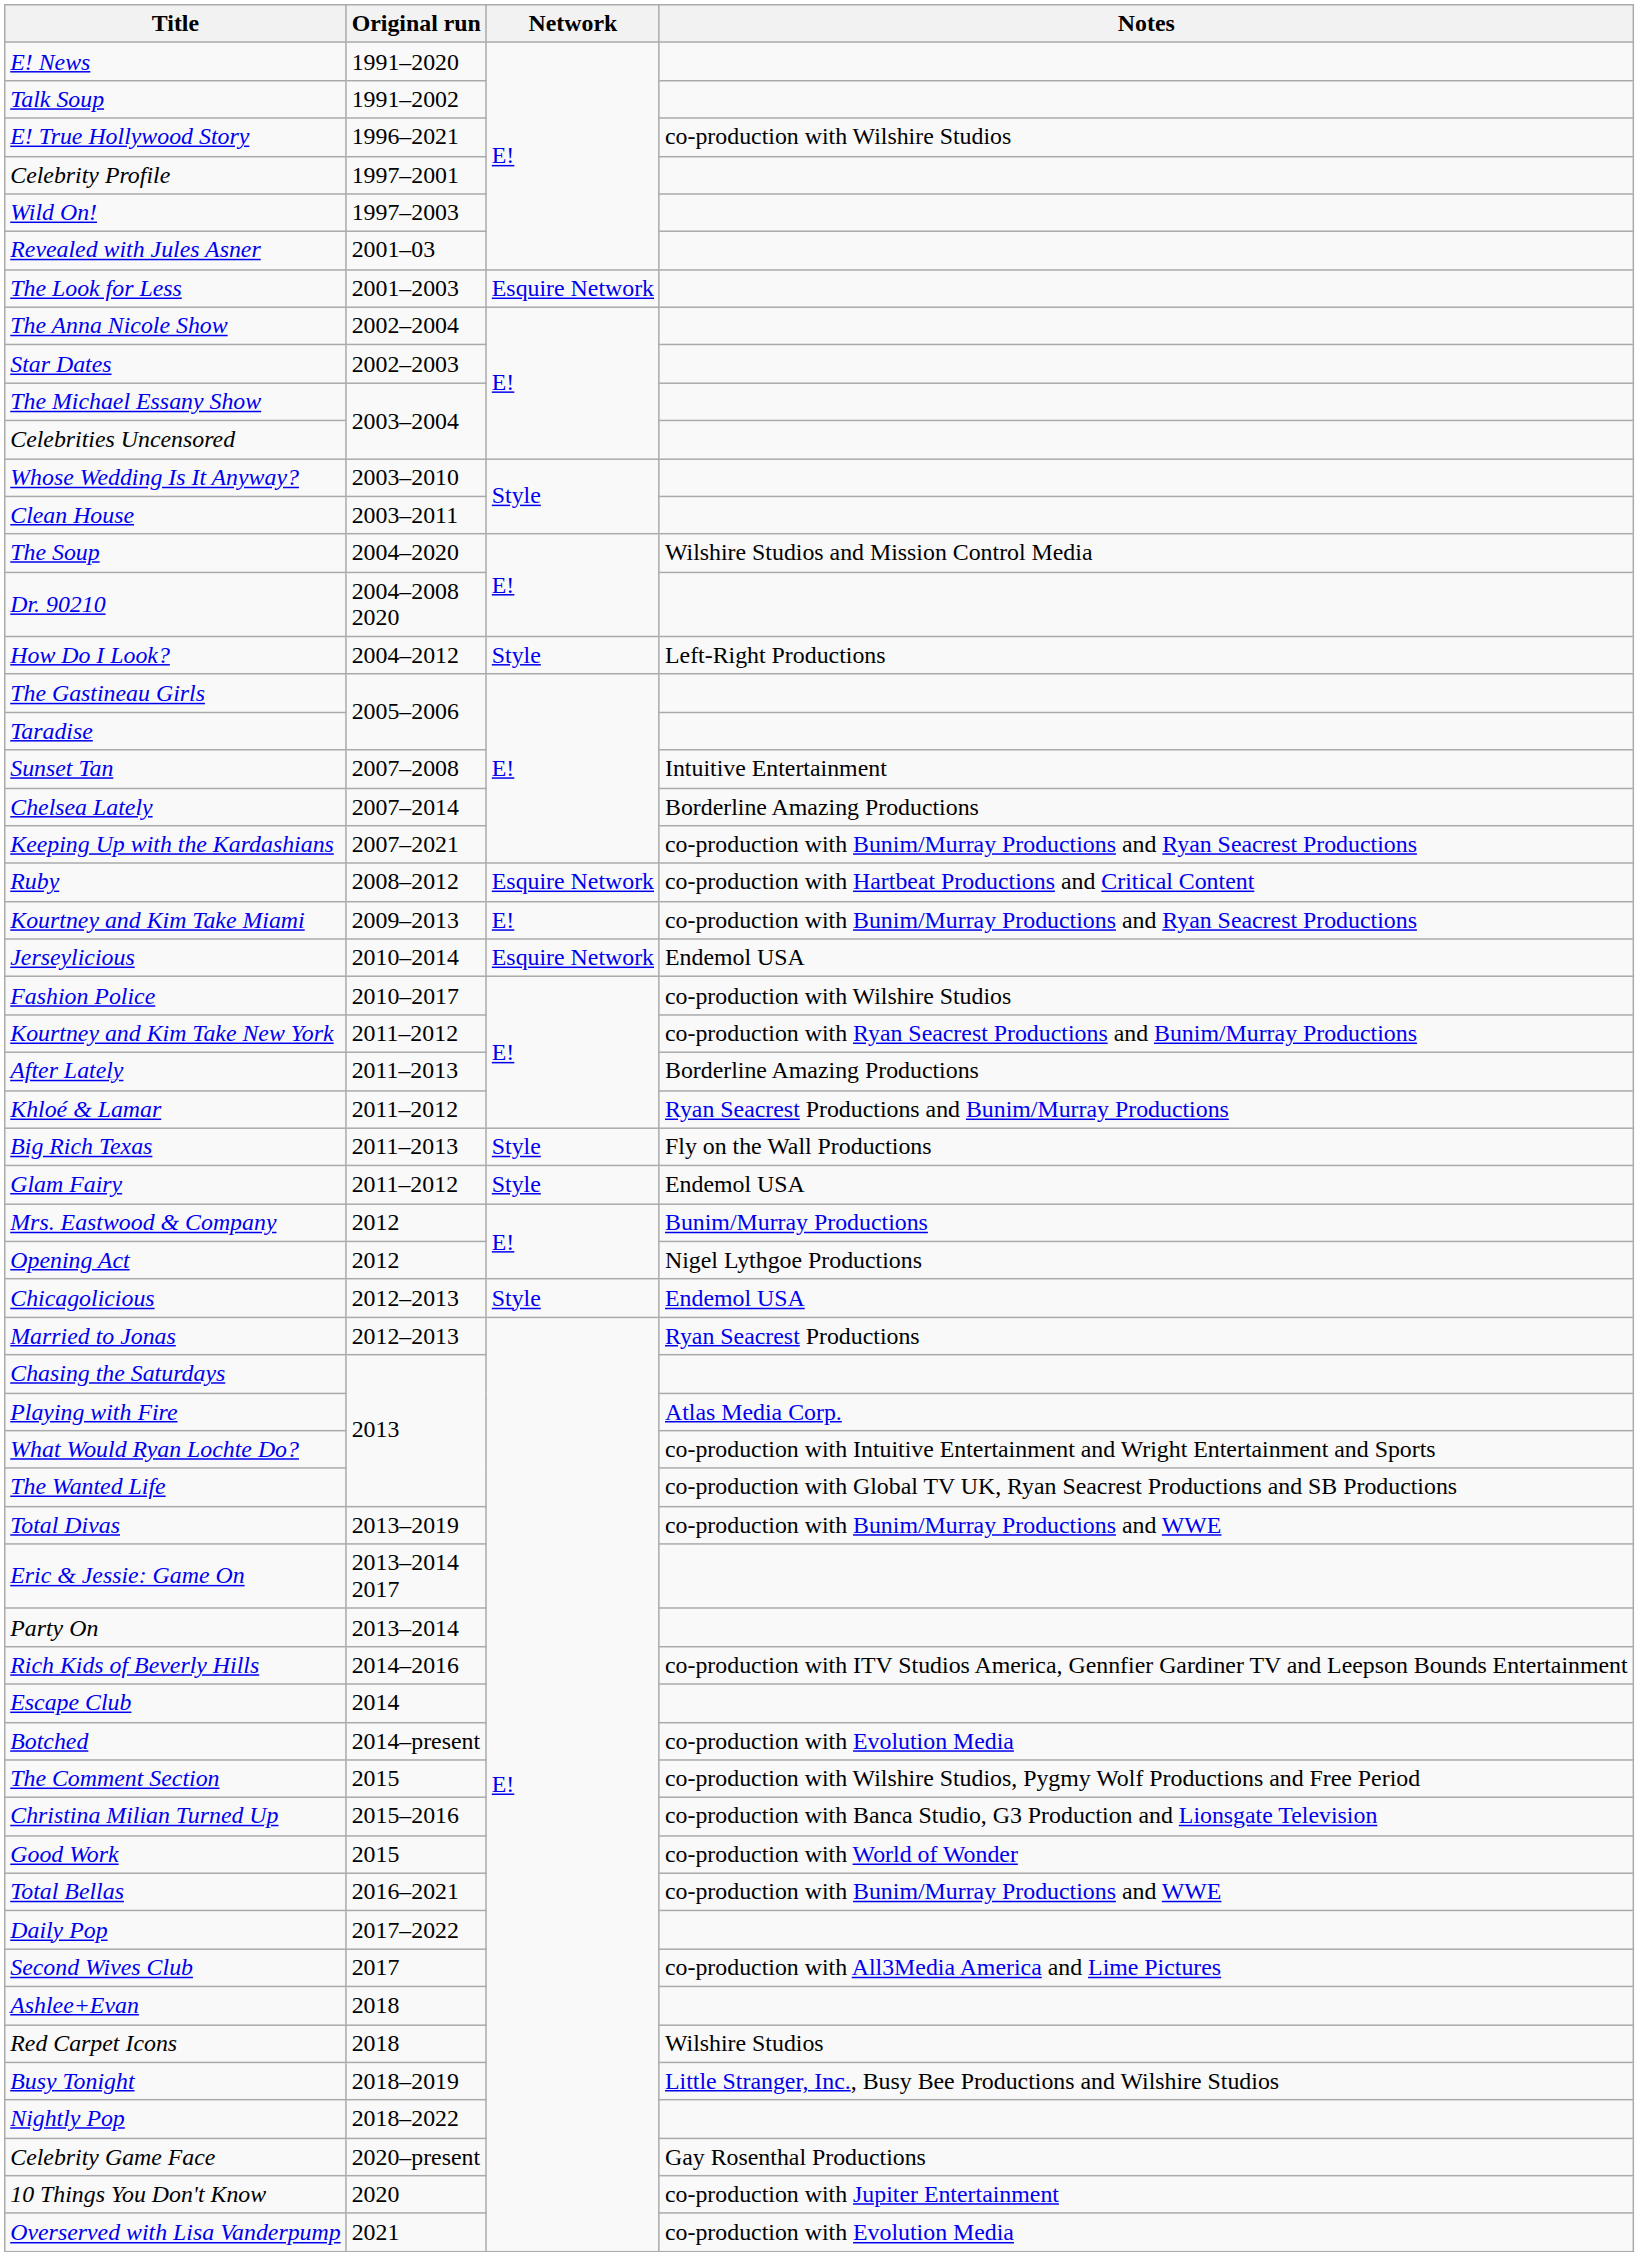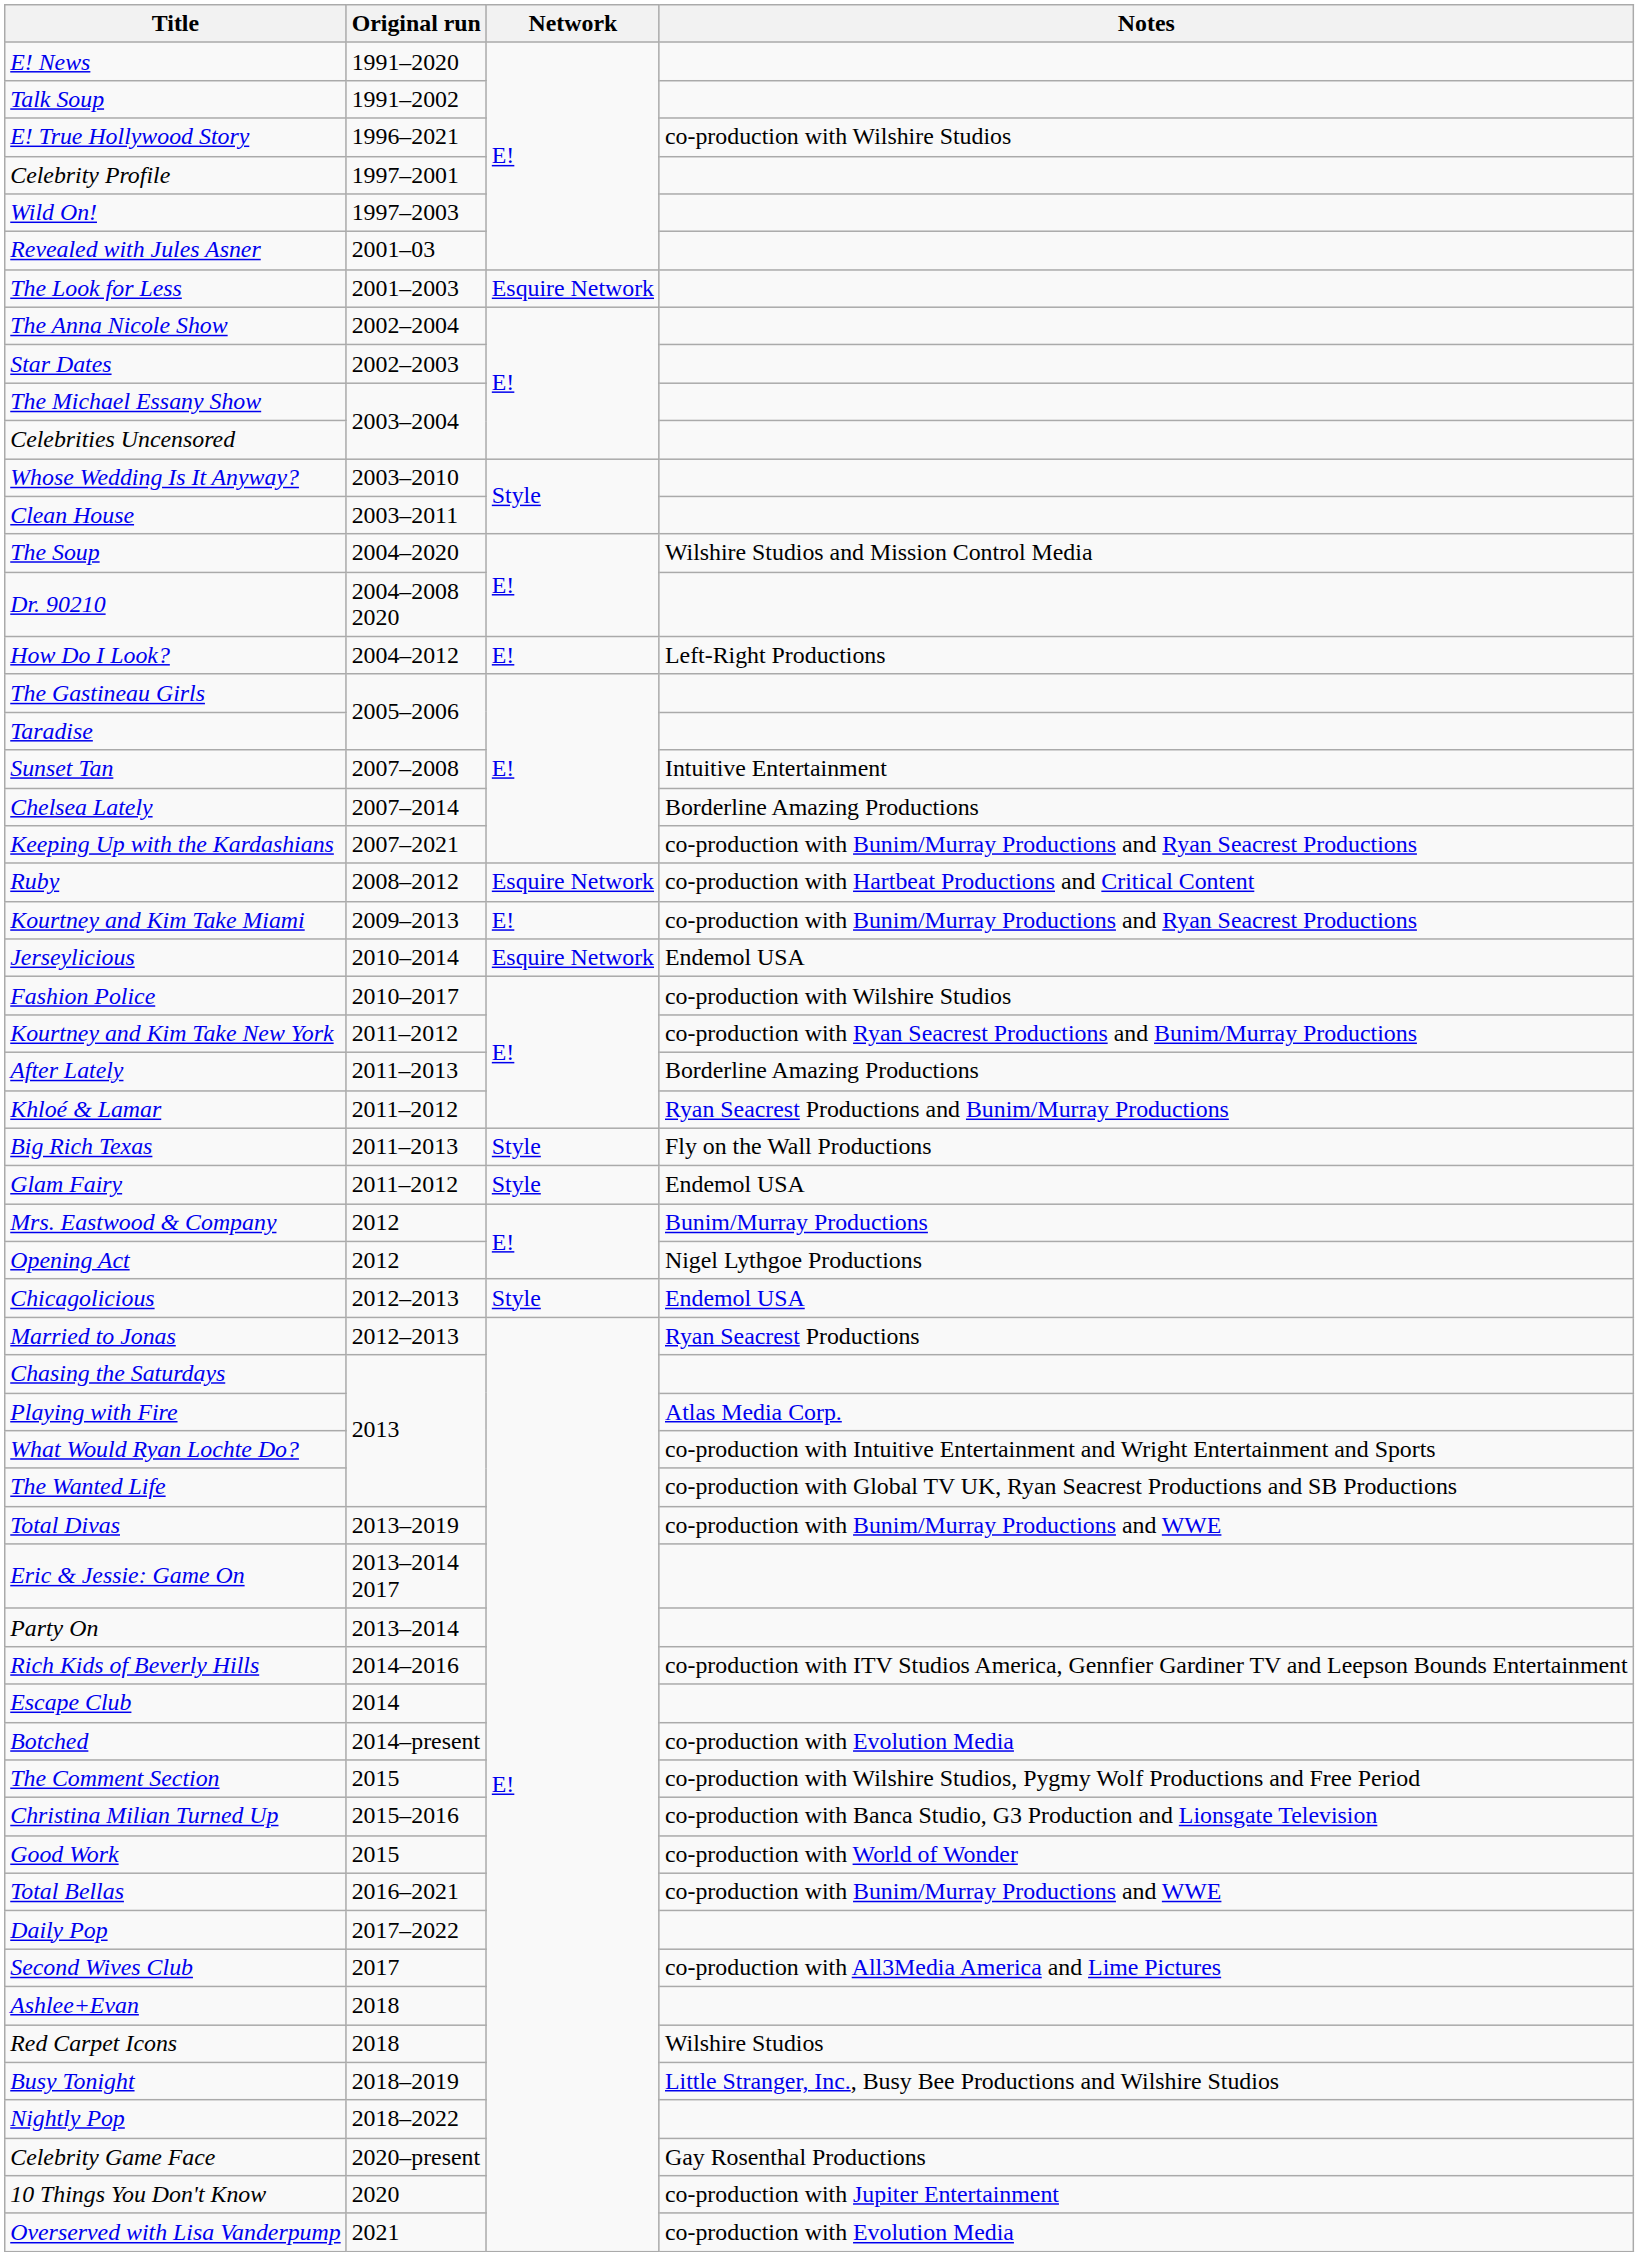(516, 655) Style -> (503, 655) E!
